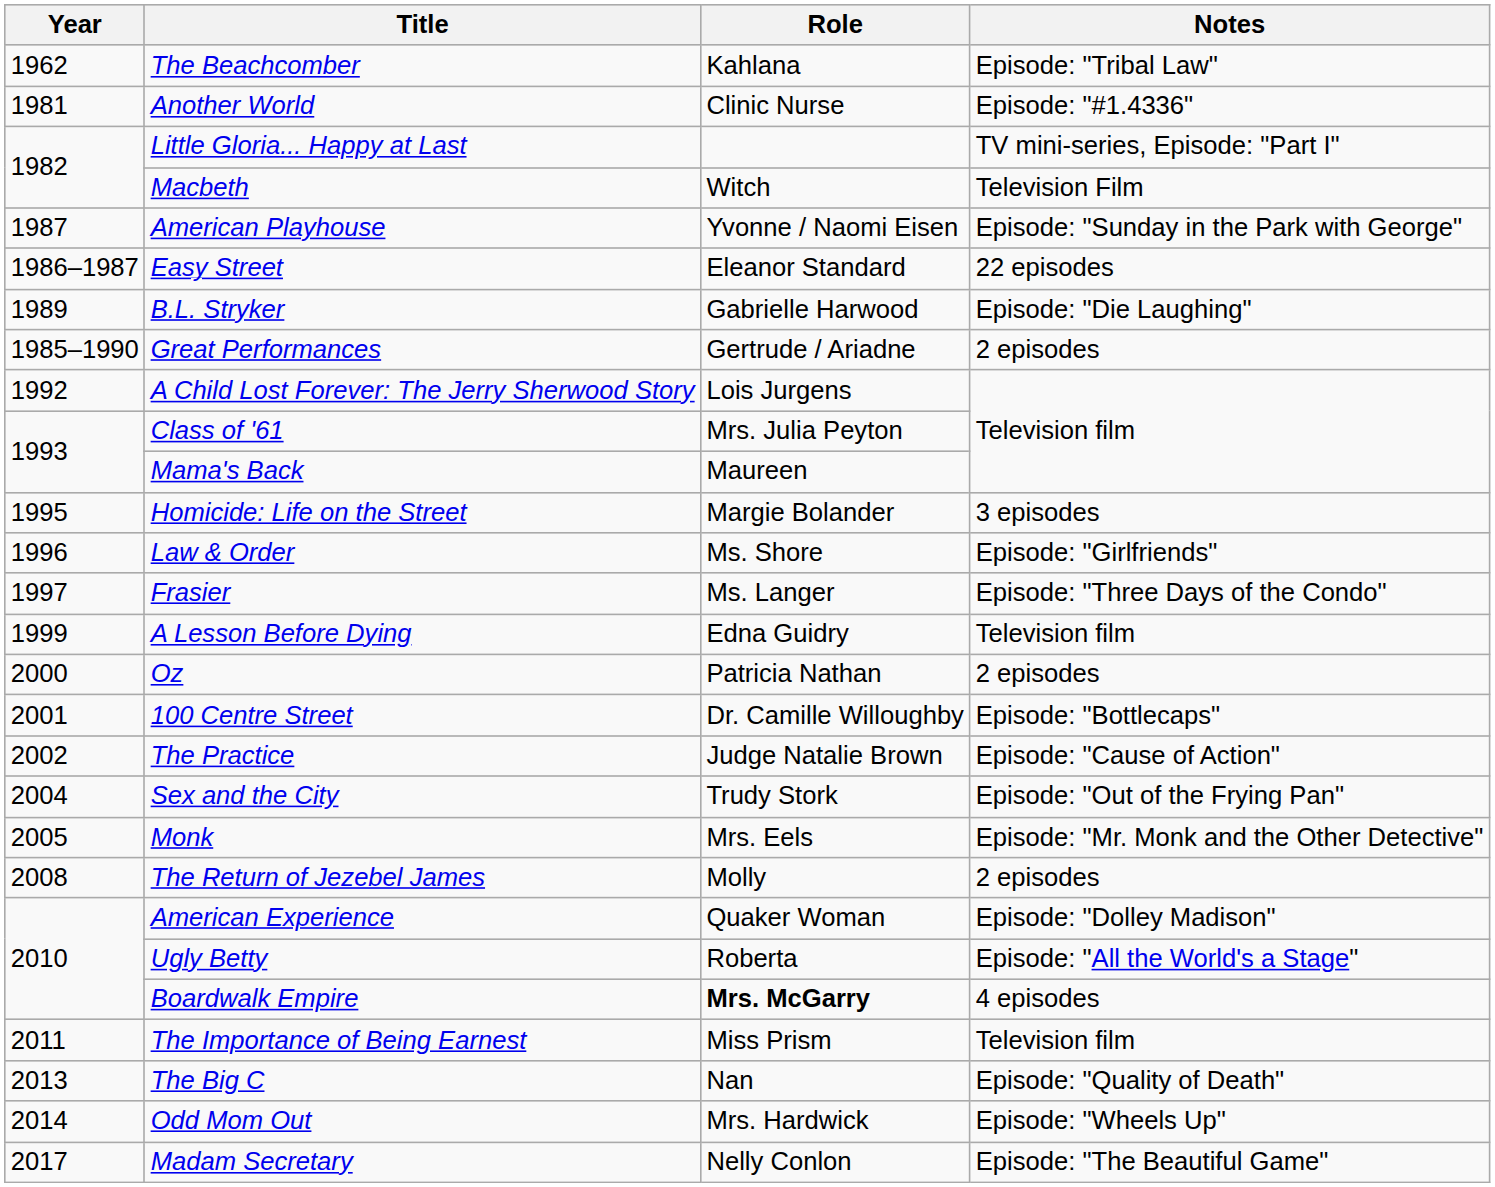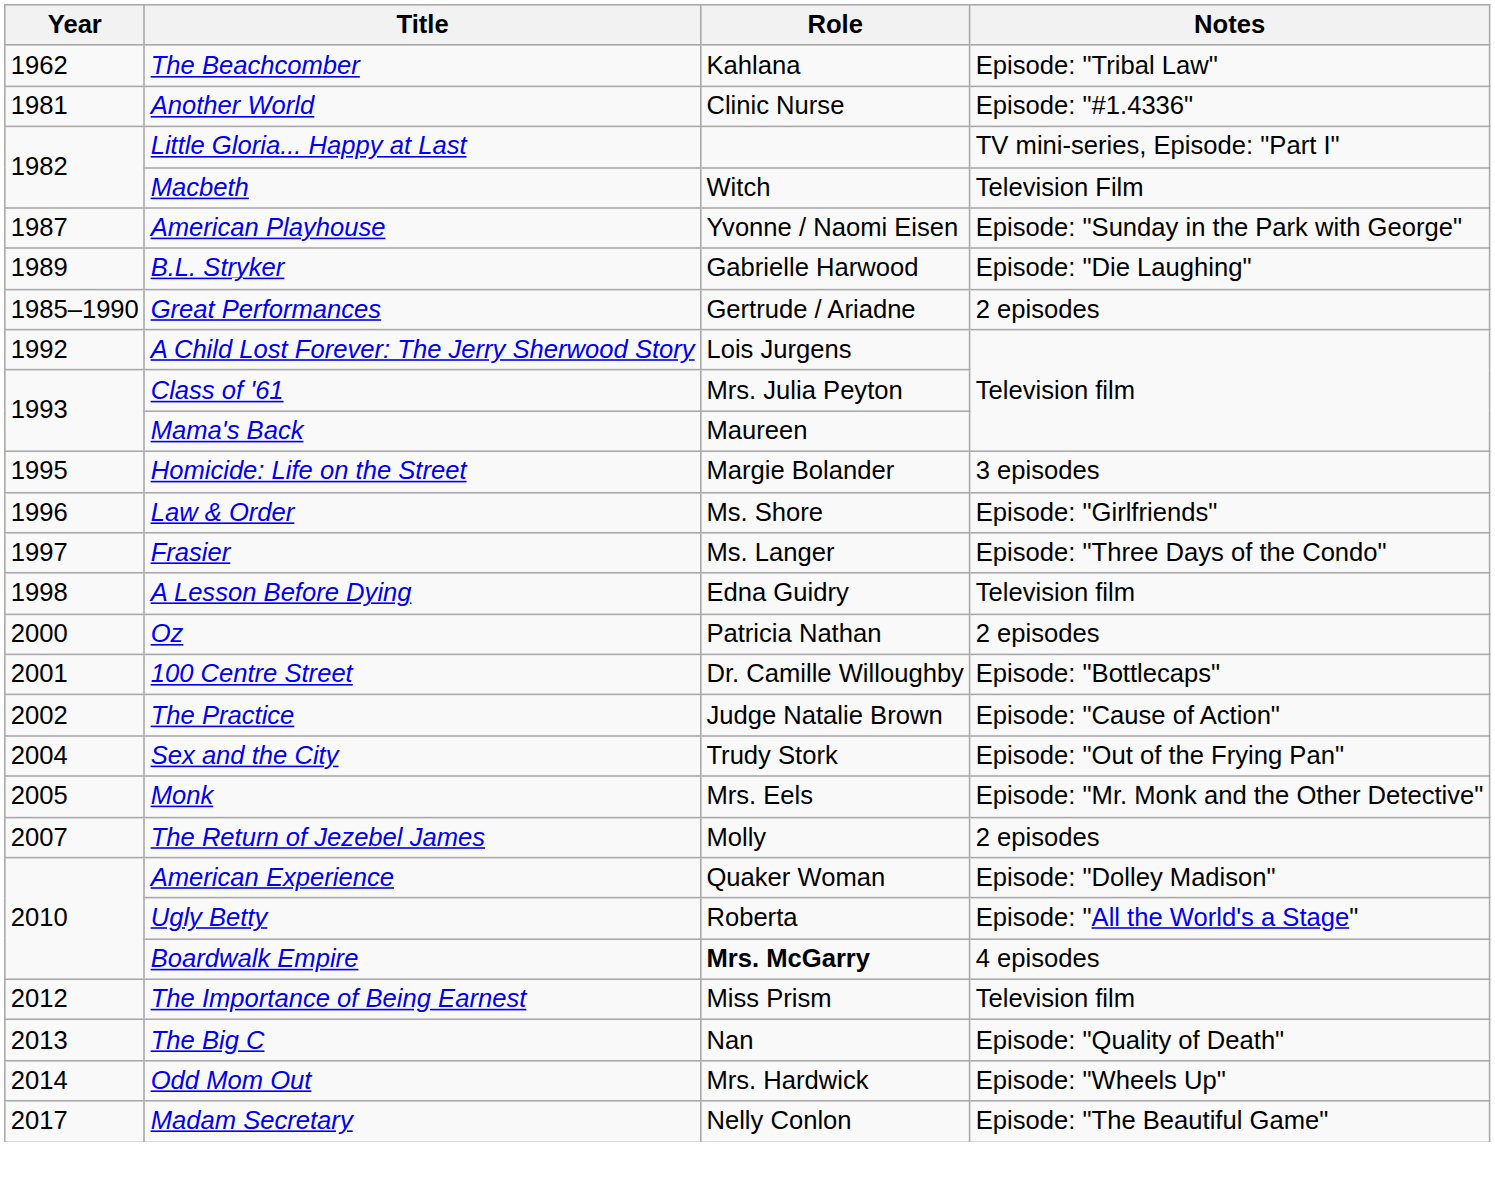- row: (217, 268)
(39, 633) 1999 -> (39, 593) 1998
(39, 877) 2008 -> (39, 836) 2007
(38, 1039) 2011 -> (39, 999) 2012
